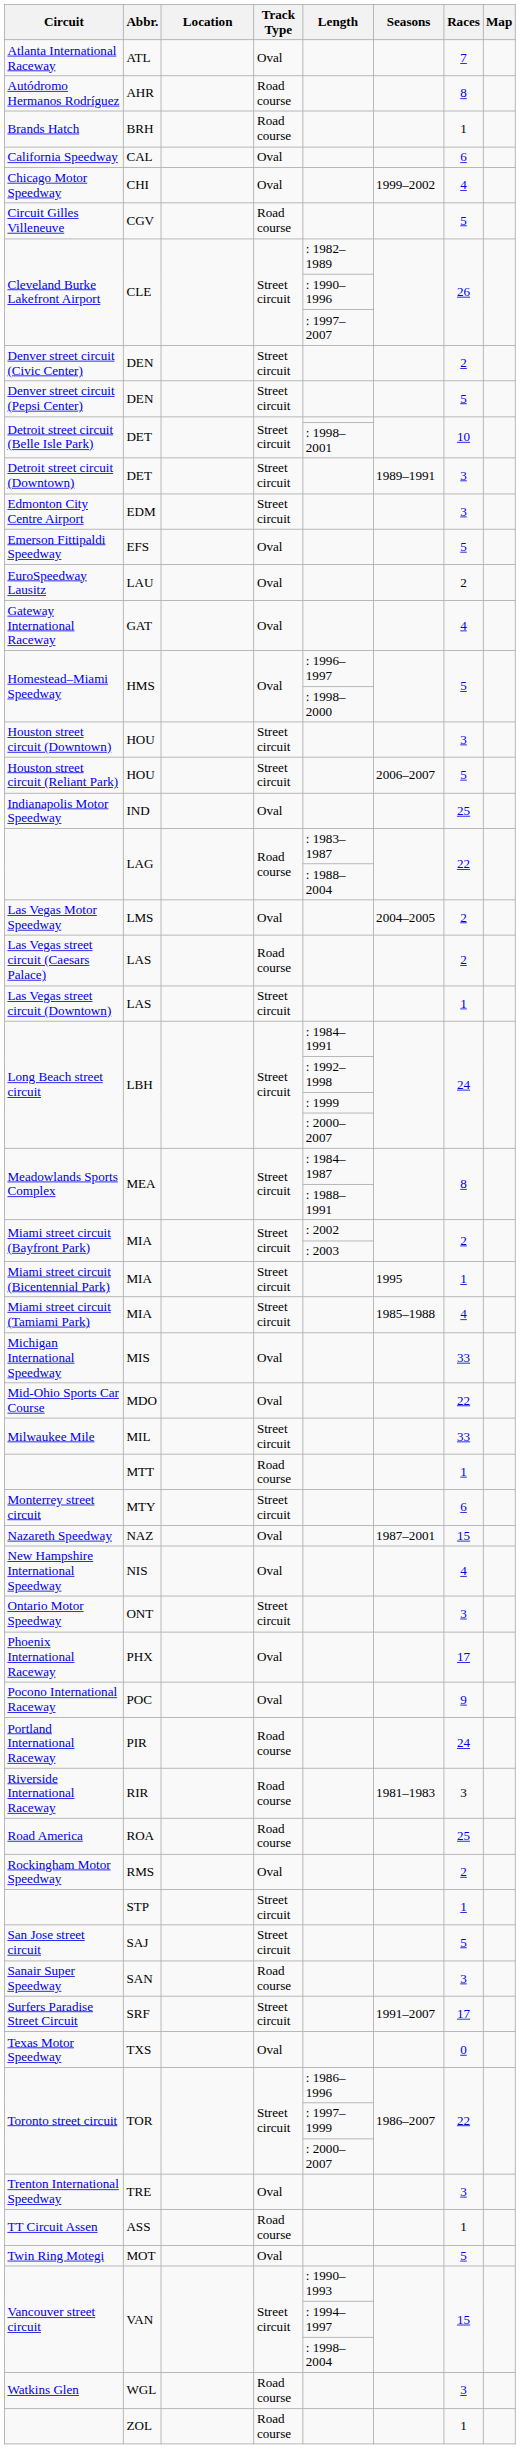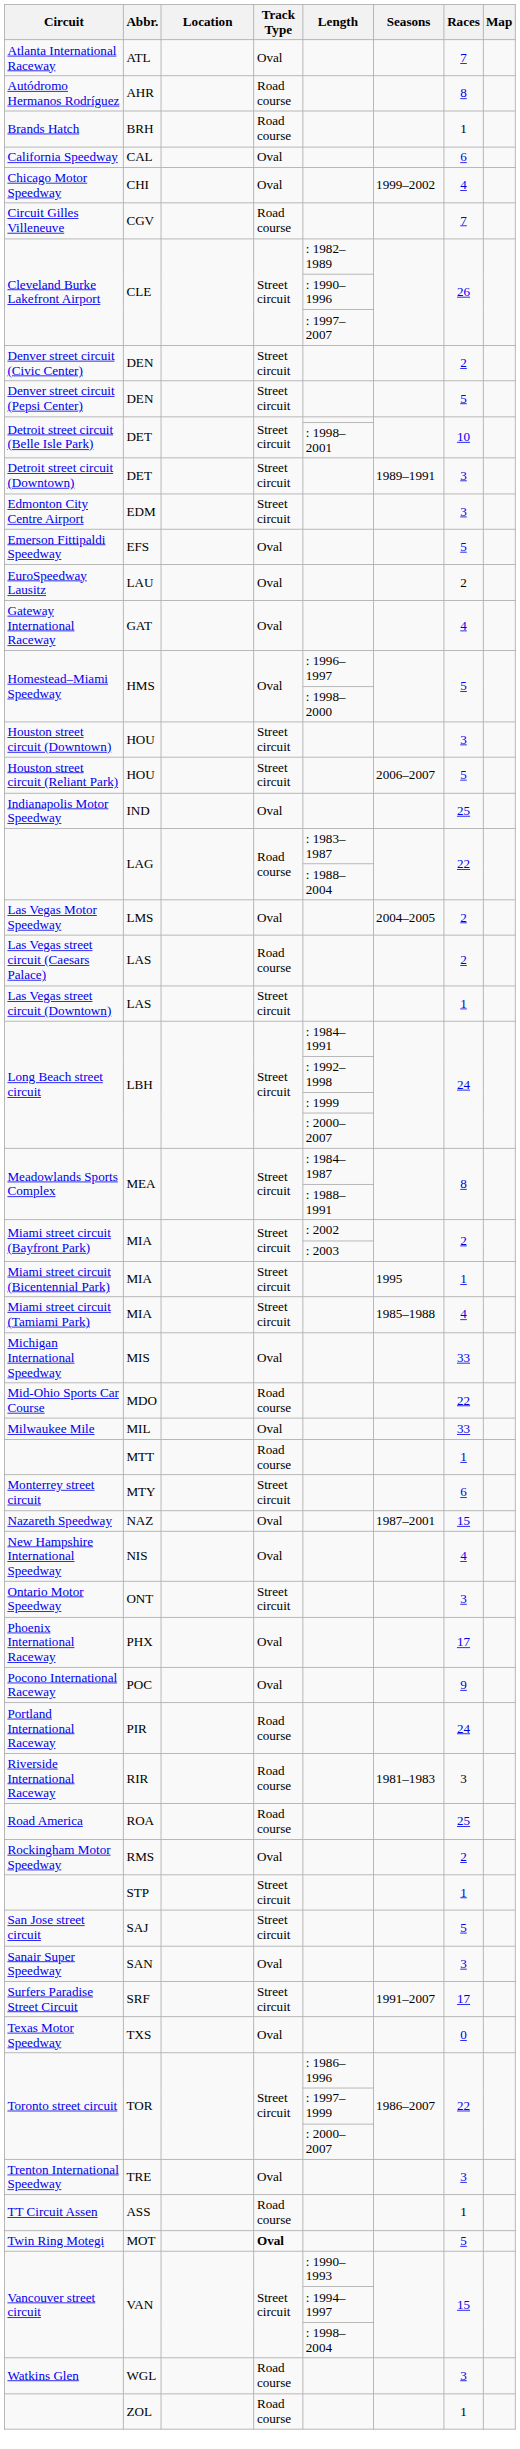(464, 220) 5 -> (464, 220) 7
(270, 1400) Oval -> (274, 1400) Road course
(274, 1436) Street circuit -> (270, 1428) Oval
(274, 1978) Road course -> (270, 1963) Oval
(270, 2255) normal -> (270, 2240) bold
